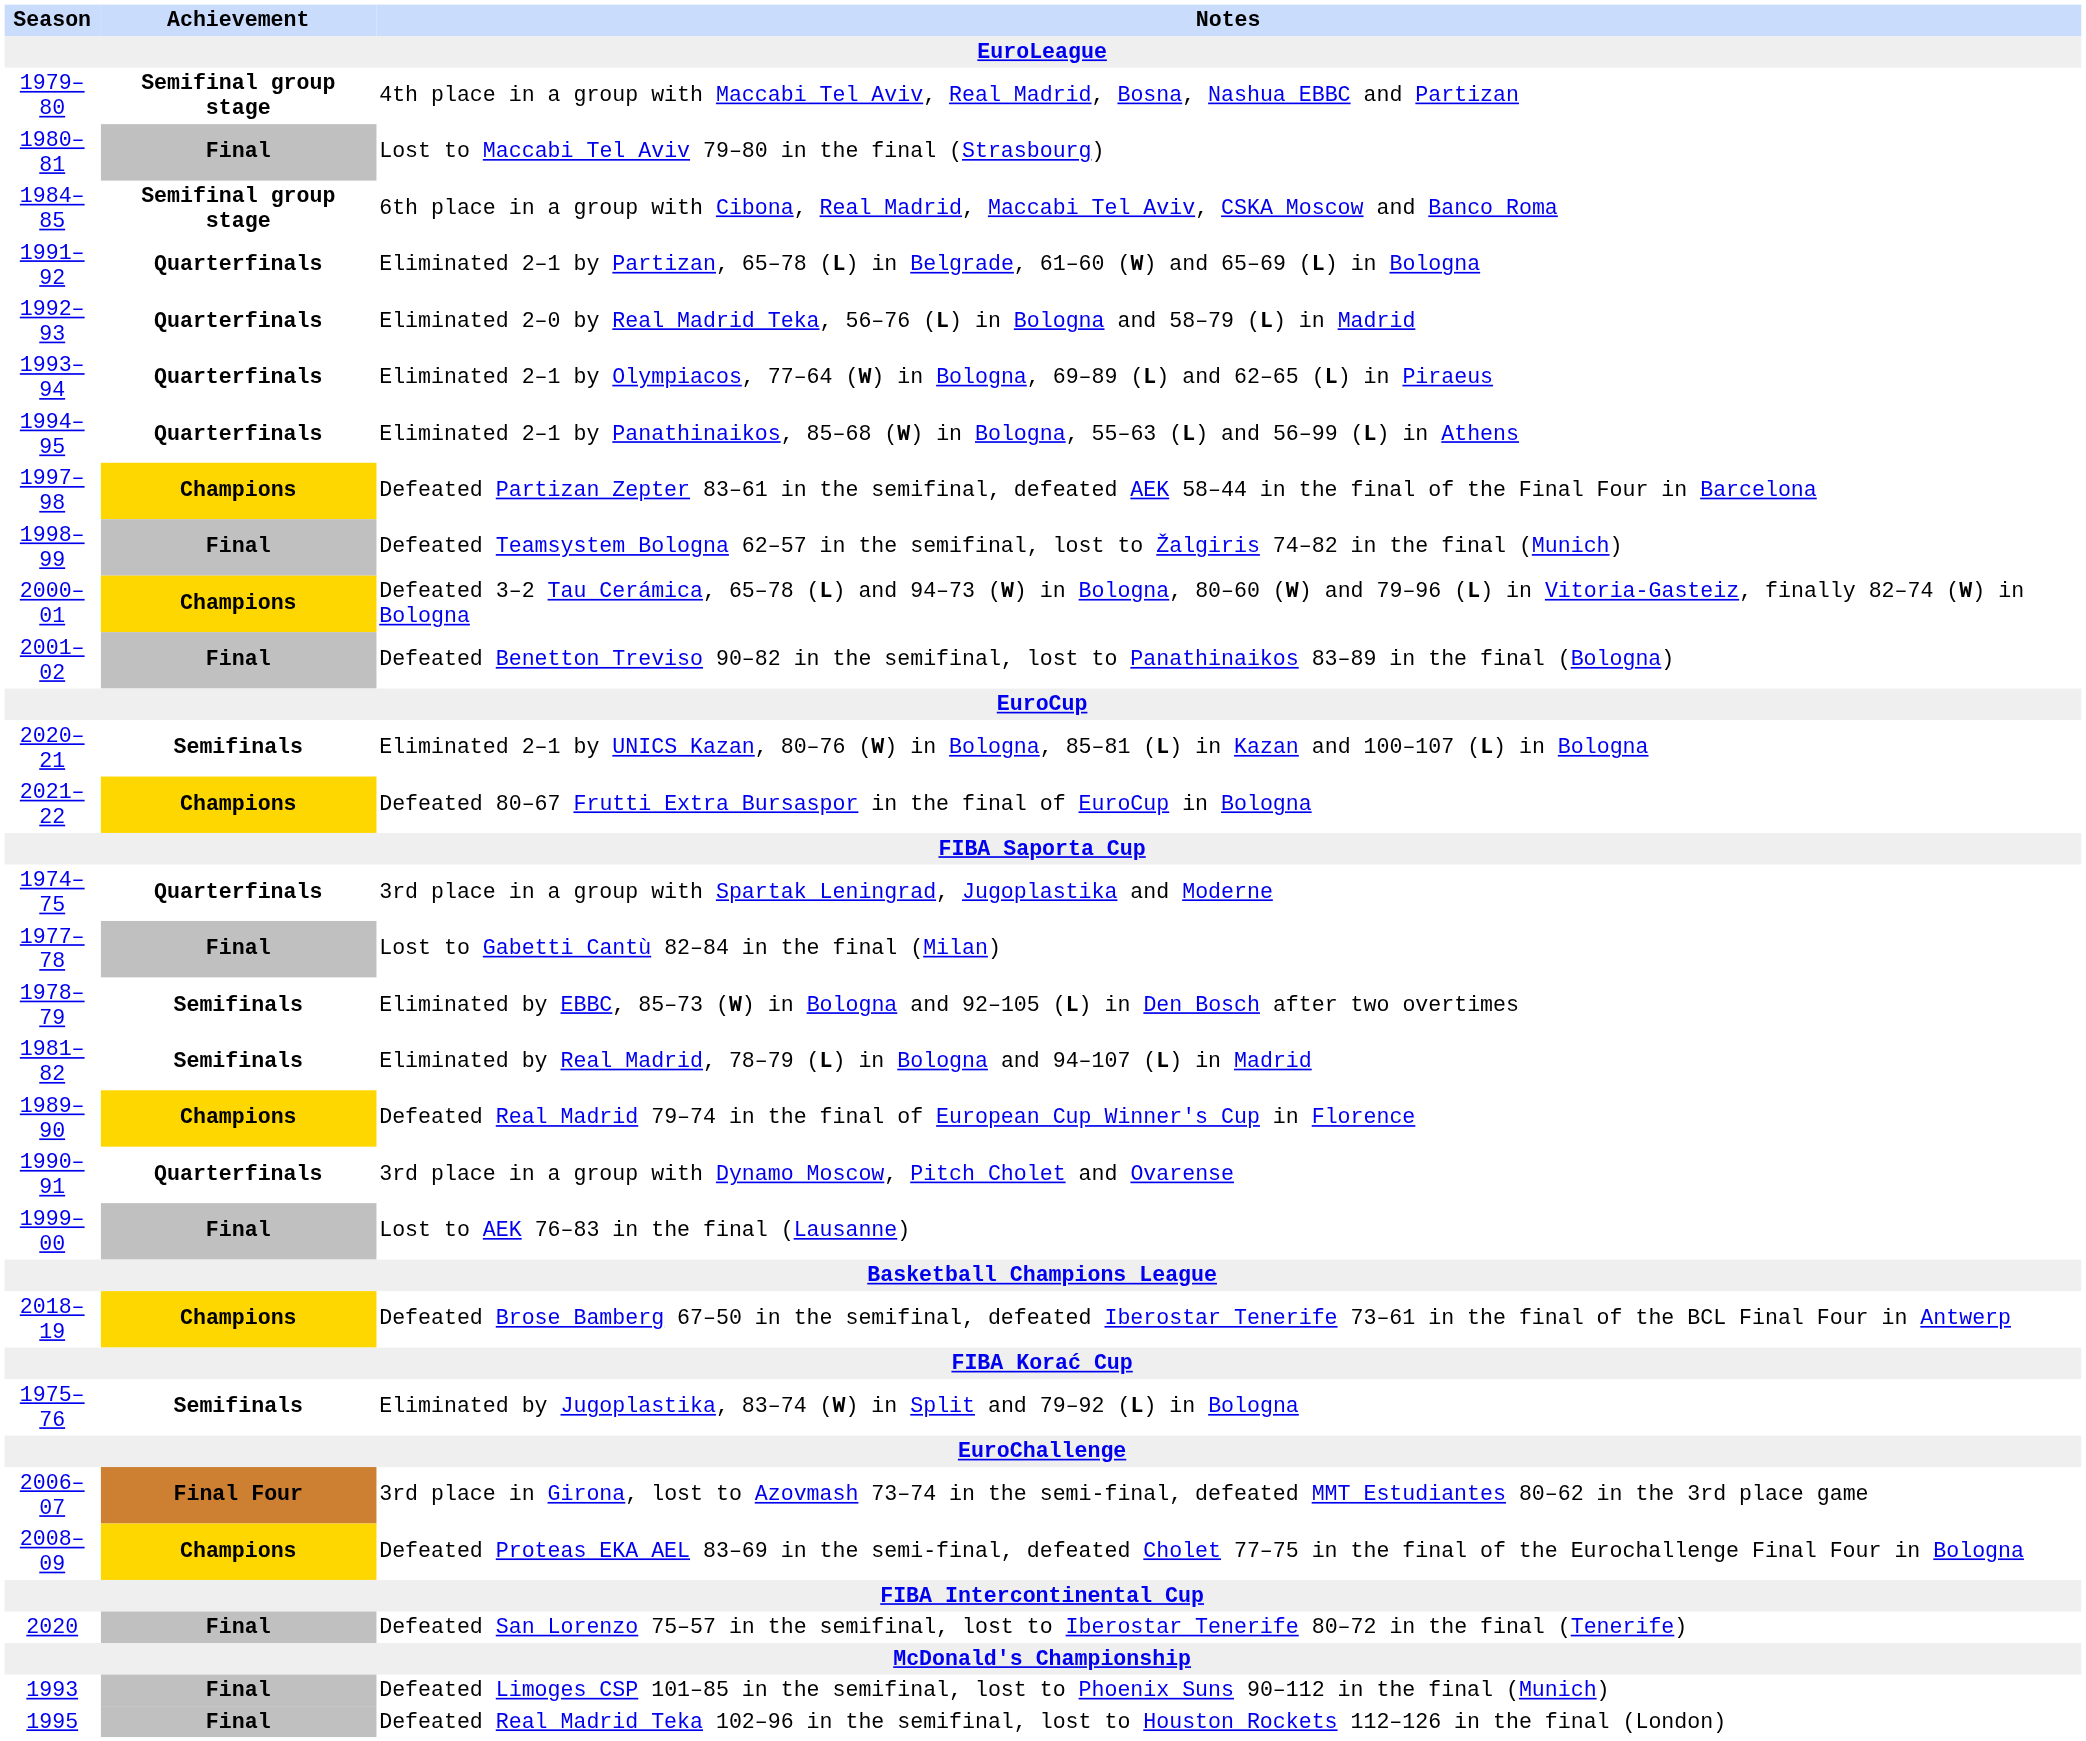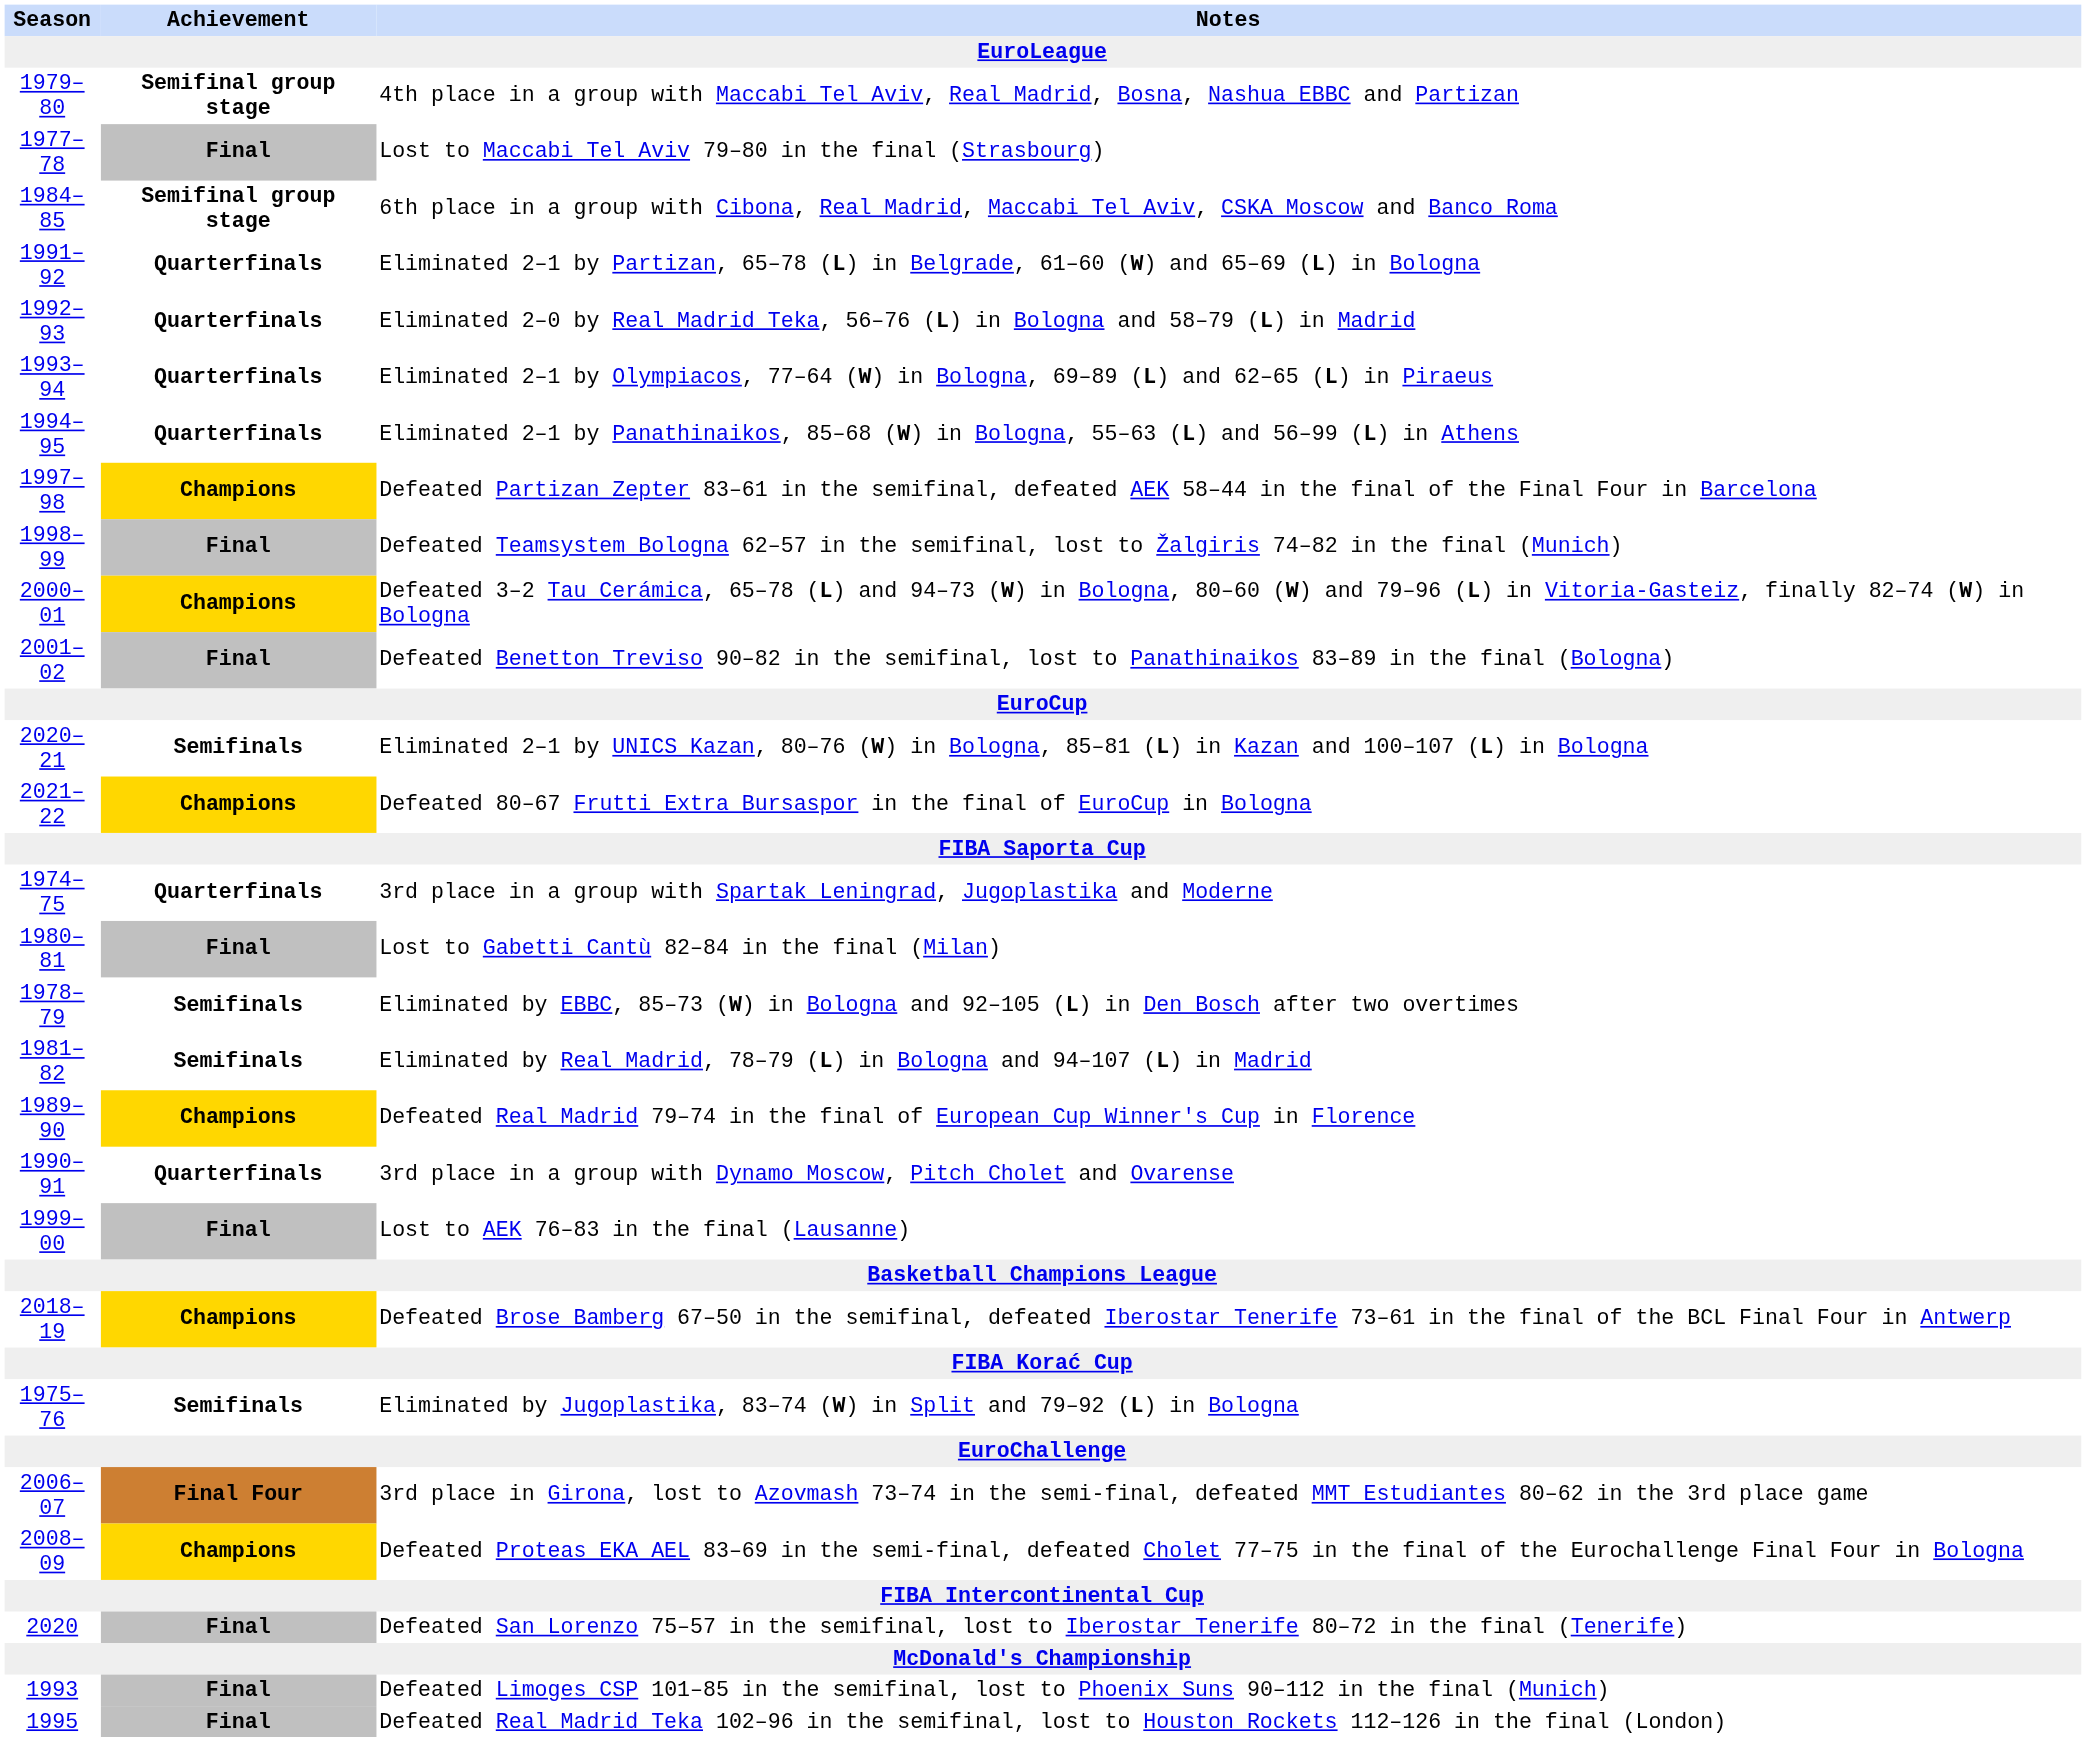(52, 152) 1980–81 -> (52, 152) 1977–78
(52, 948) 1977–78 -> (52, 948) 1980–81
